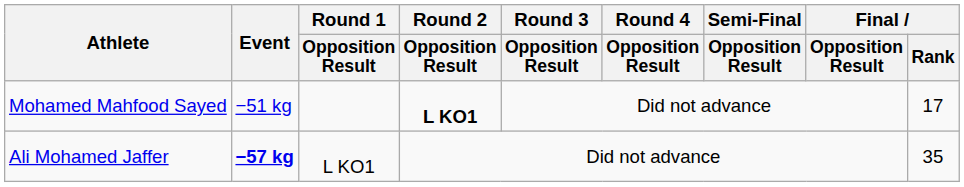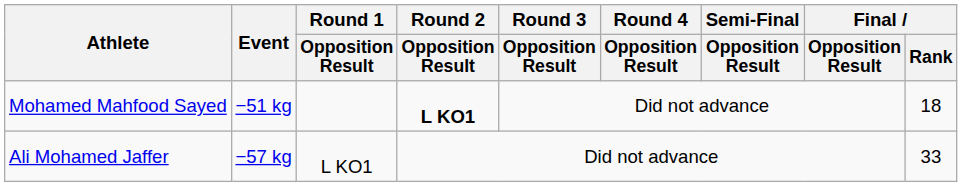(933, 106) 17 -> (931, 106) 18
(265, 156) bold -> (264, 156) normal
(933, 156) 35 -> (931, 156) 33
